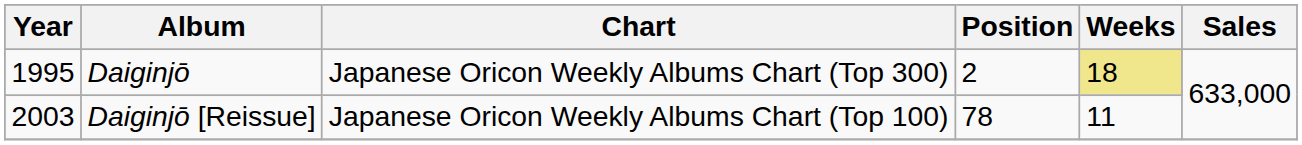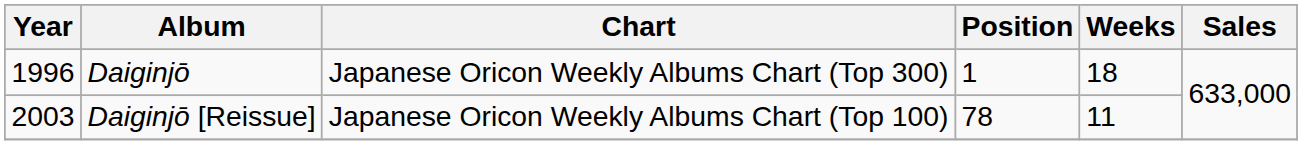(43, 71) 1995 -> (43, 71) 1996
(969, 71) 2 -> (969, 71) 1
(1102, 71) khaki background -> (1102, 71) no background
